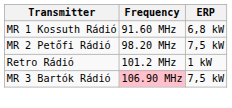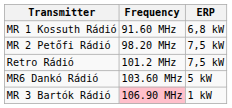(200, 62) 1 kW -> (206, 62) 7,5 kW
+ row: (53, 79)
(206, 79) 7,5 kW -> (200, 95) 1 kW
